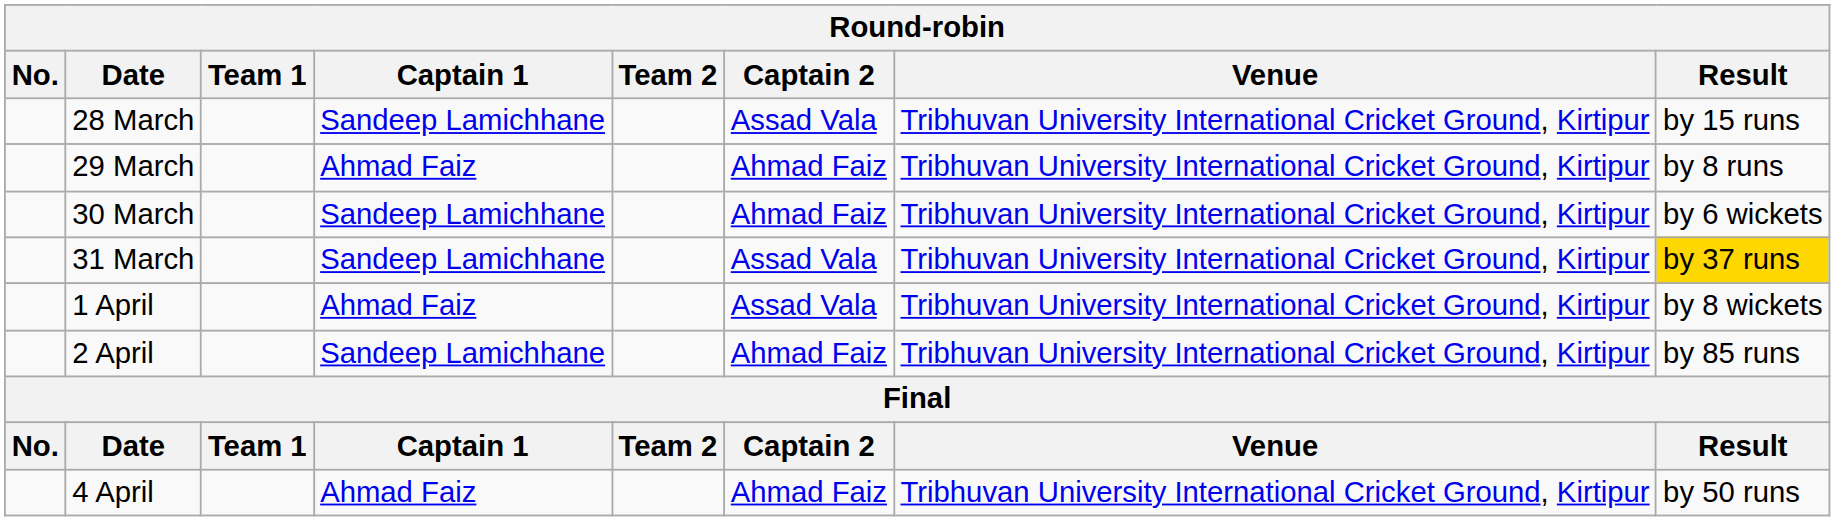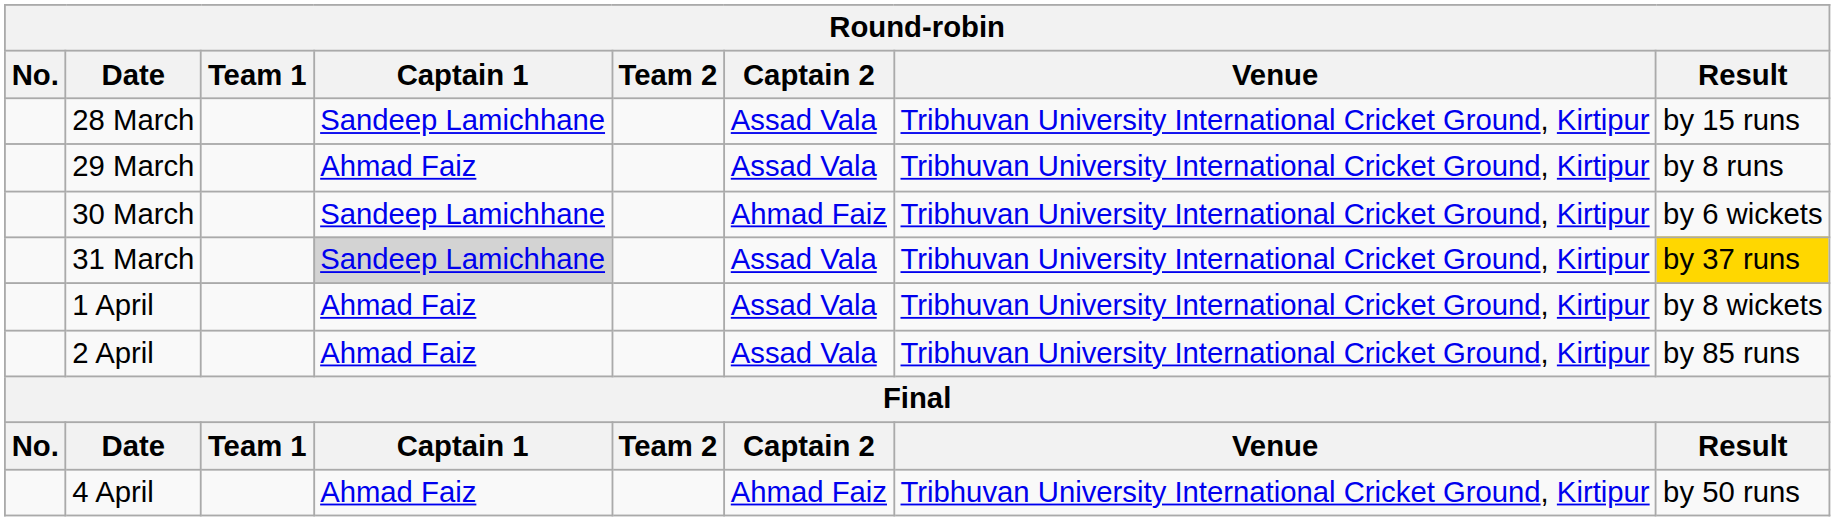(809, 167) Ahmad Faiz -> (804, 167) Assad Vala
(463, 259) no background -> (463, 259) lightgrey background
(463, 352) Sandeep Lamichhane -> (398, 352) Ahmad Faiz
(809, 352) Ahmad Faiz -> (804, 352) Assad Vala
